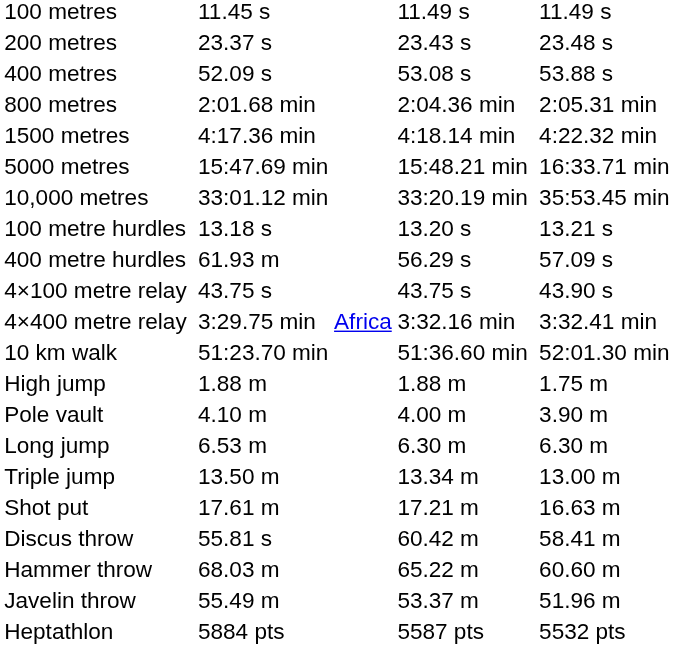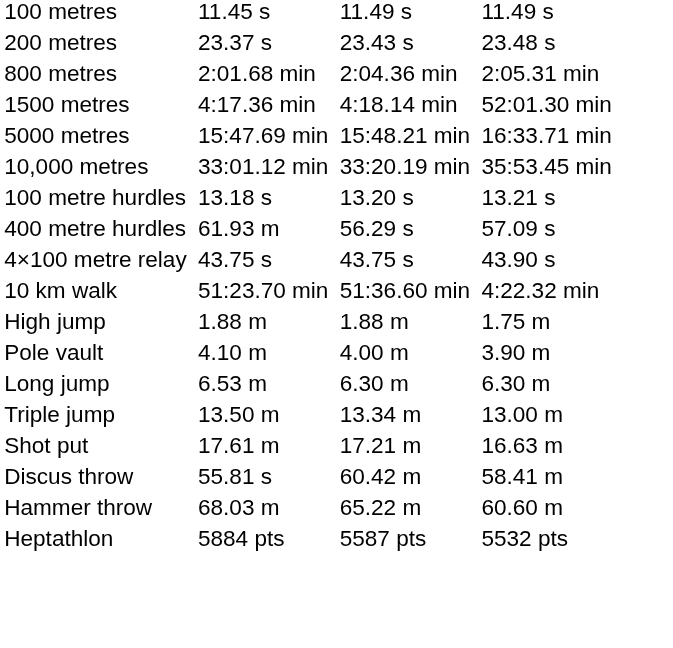- row: (61, 73)
(598, 135) 4:22.32 min -> (547, 104) 52:01.30 min
- row: (95, 321)
(604, 352) 52:01.30 min -> (540, 290) 4:22.32 min
- row: (70, 601)
